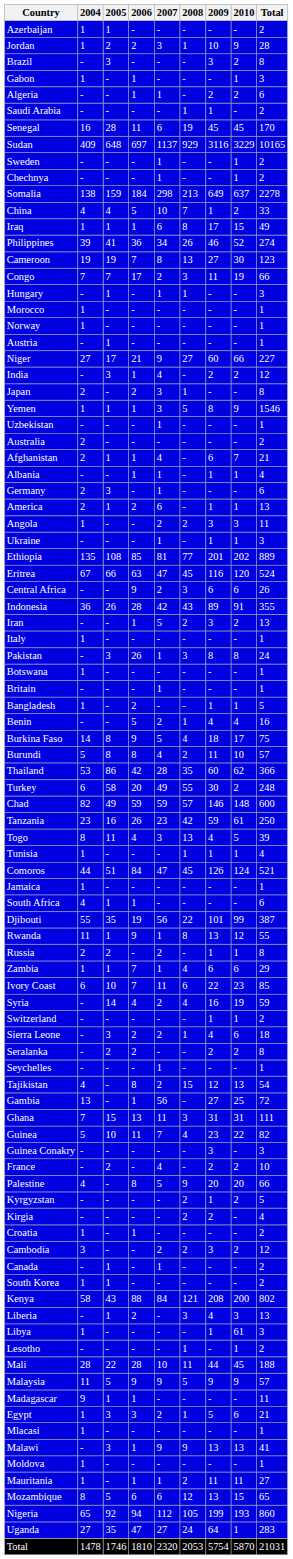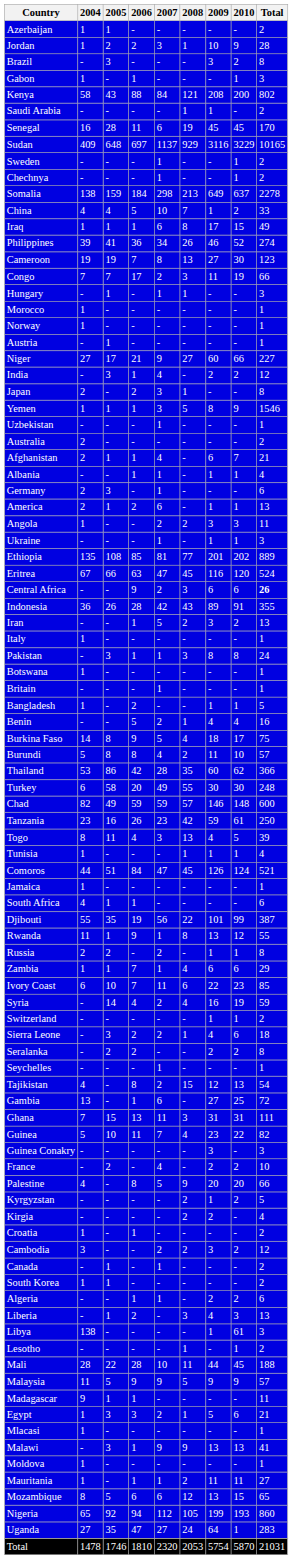rows swapped: (22, 95) <-> (20, 1299)
(264, 590) normal -> (264, 590) bold
(136, 656) 26 -> (134, 656) 1
(236, 787) 2 -> (239, 787) 30
(162, 1101) 56 -> (159, 1101) 6
(83, 1332) 1 -> (88, 1332) 138
